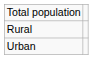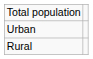rows swapped: (21, 46) <-> (19, 29)
